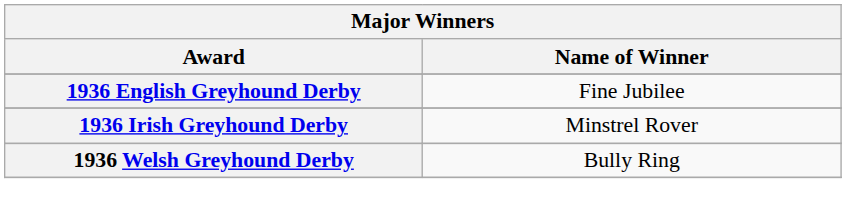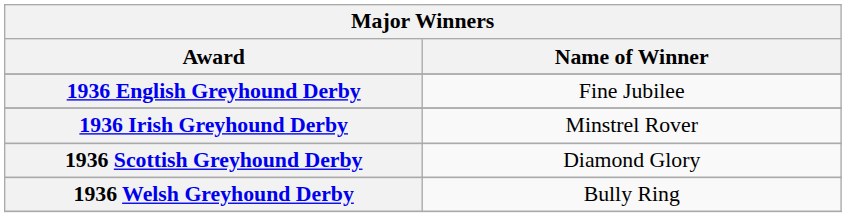+ row: (214, 159)
